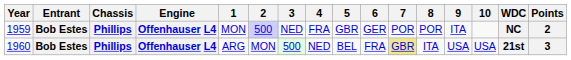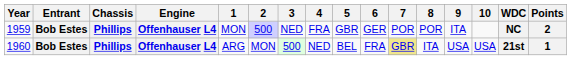(548, 47) 3 -> (548, 47) 1
